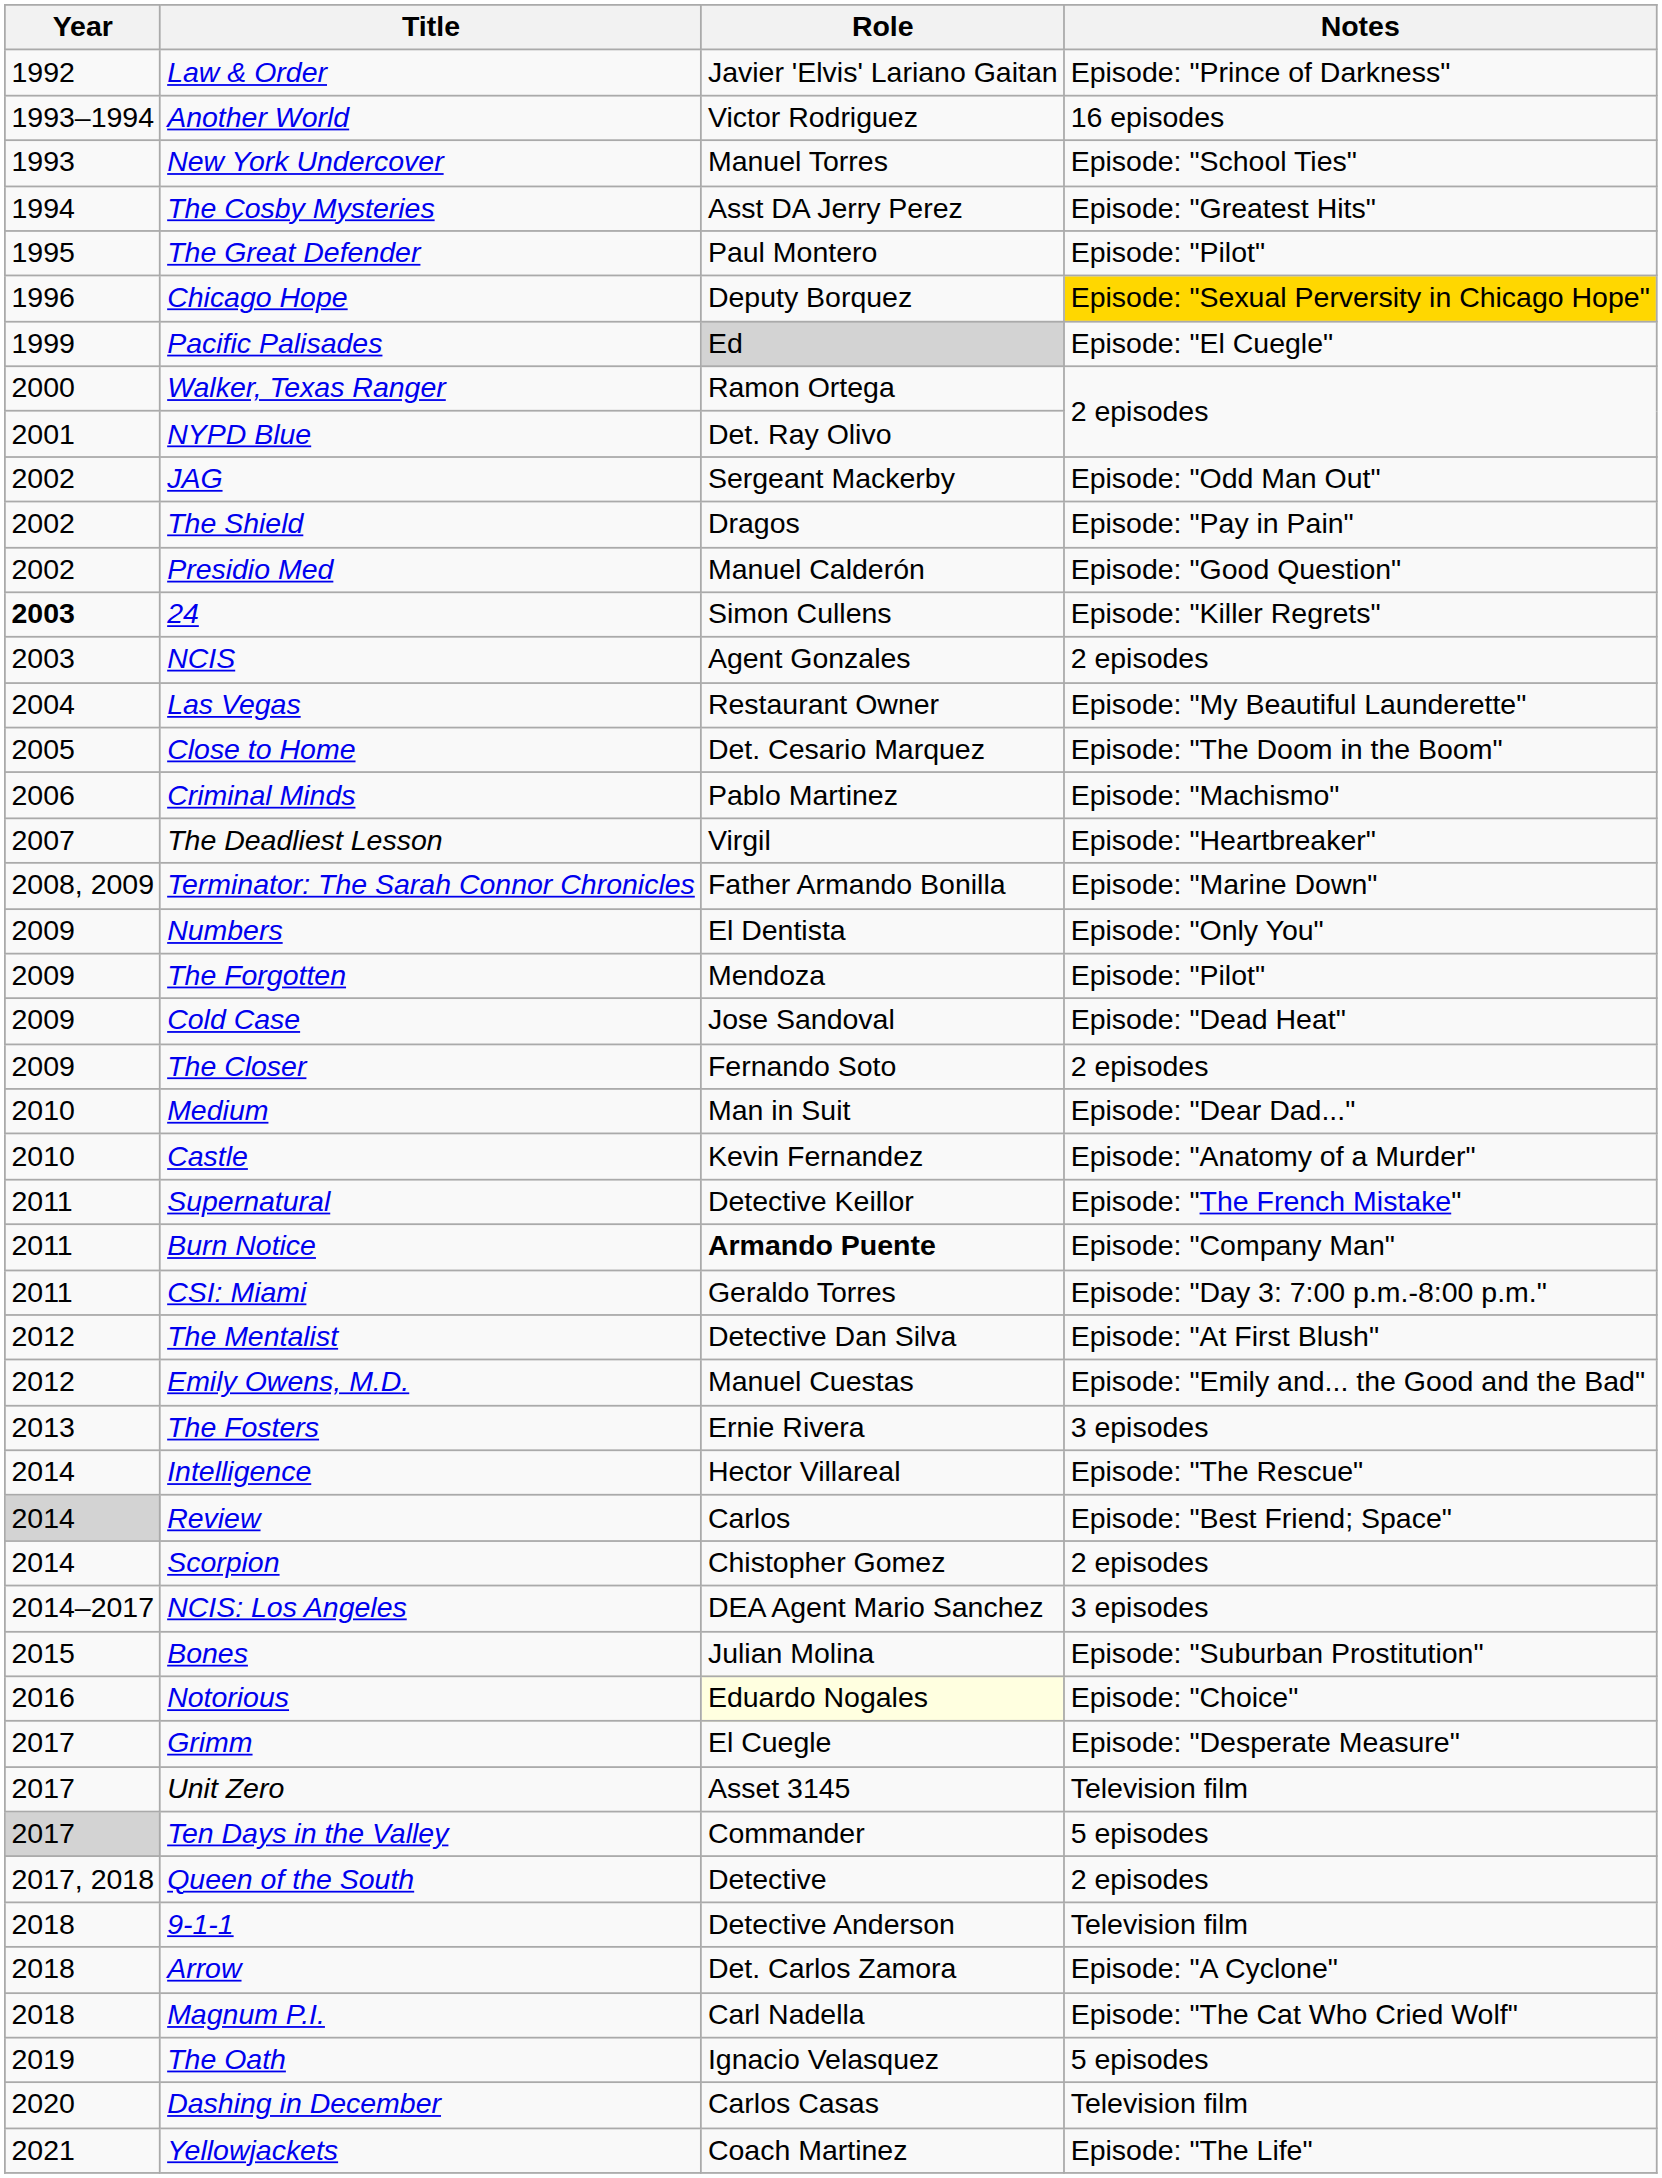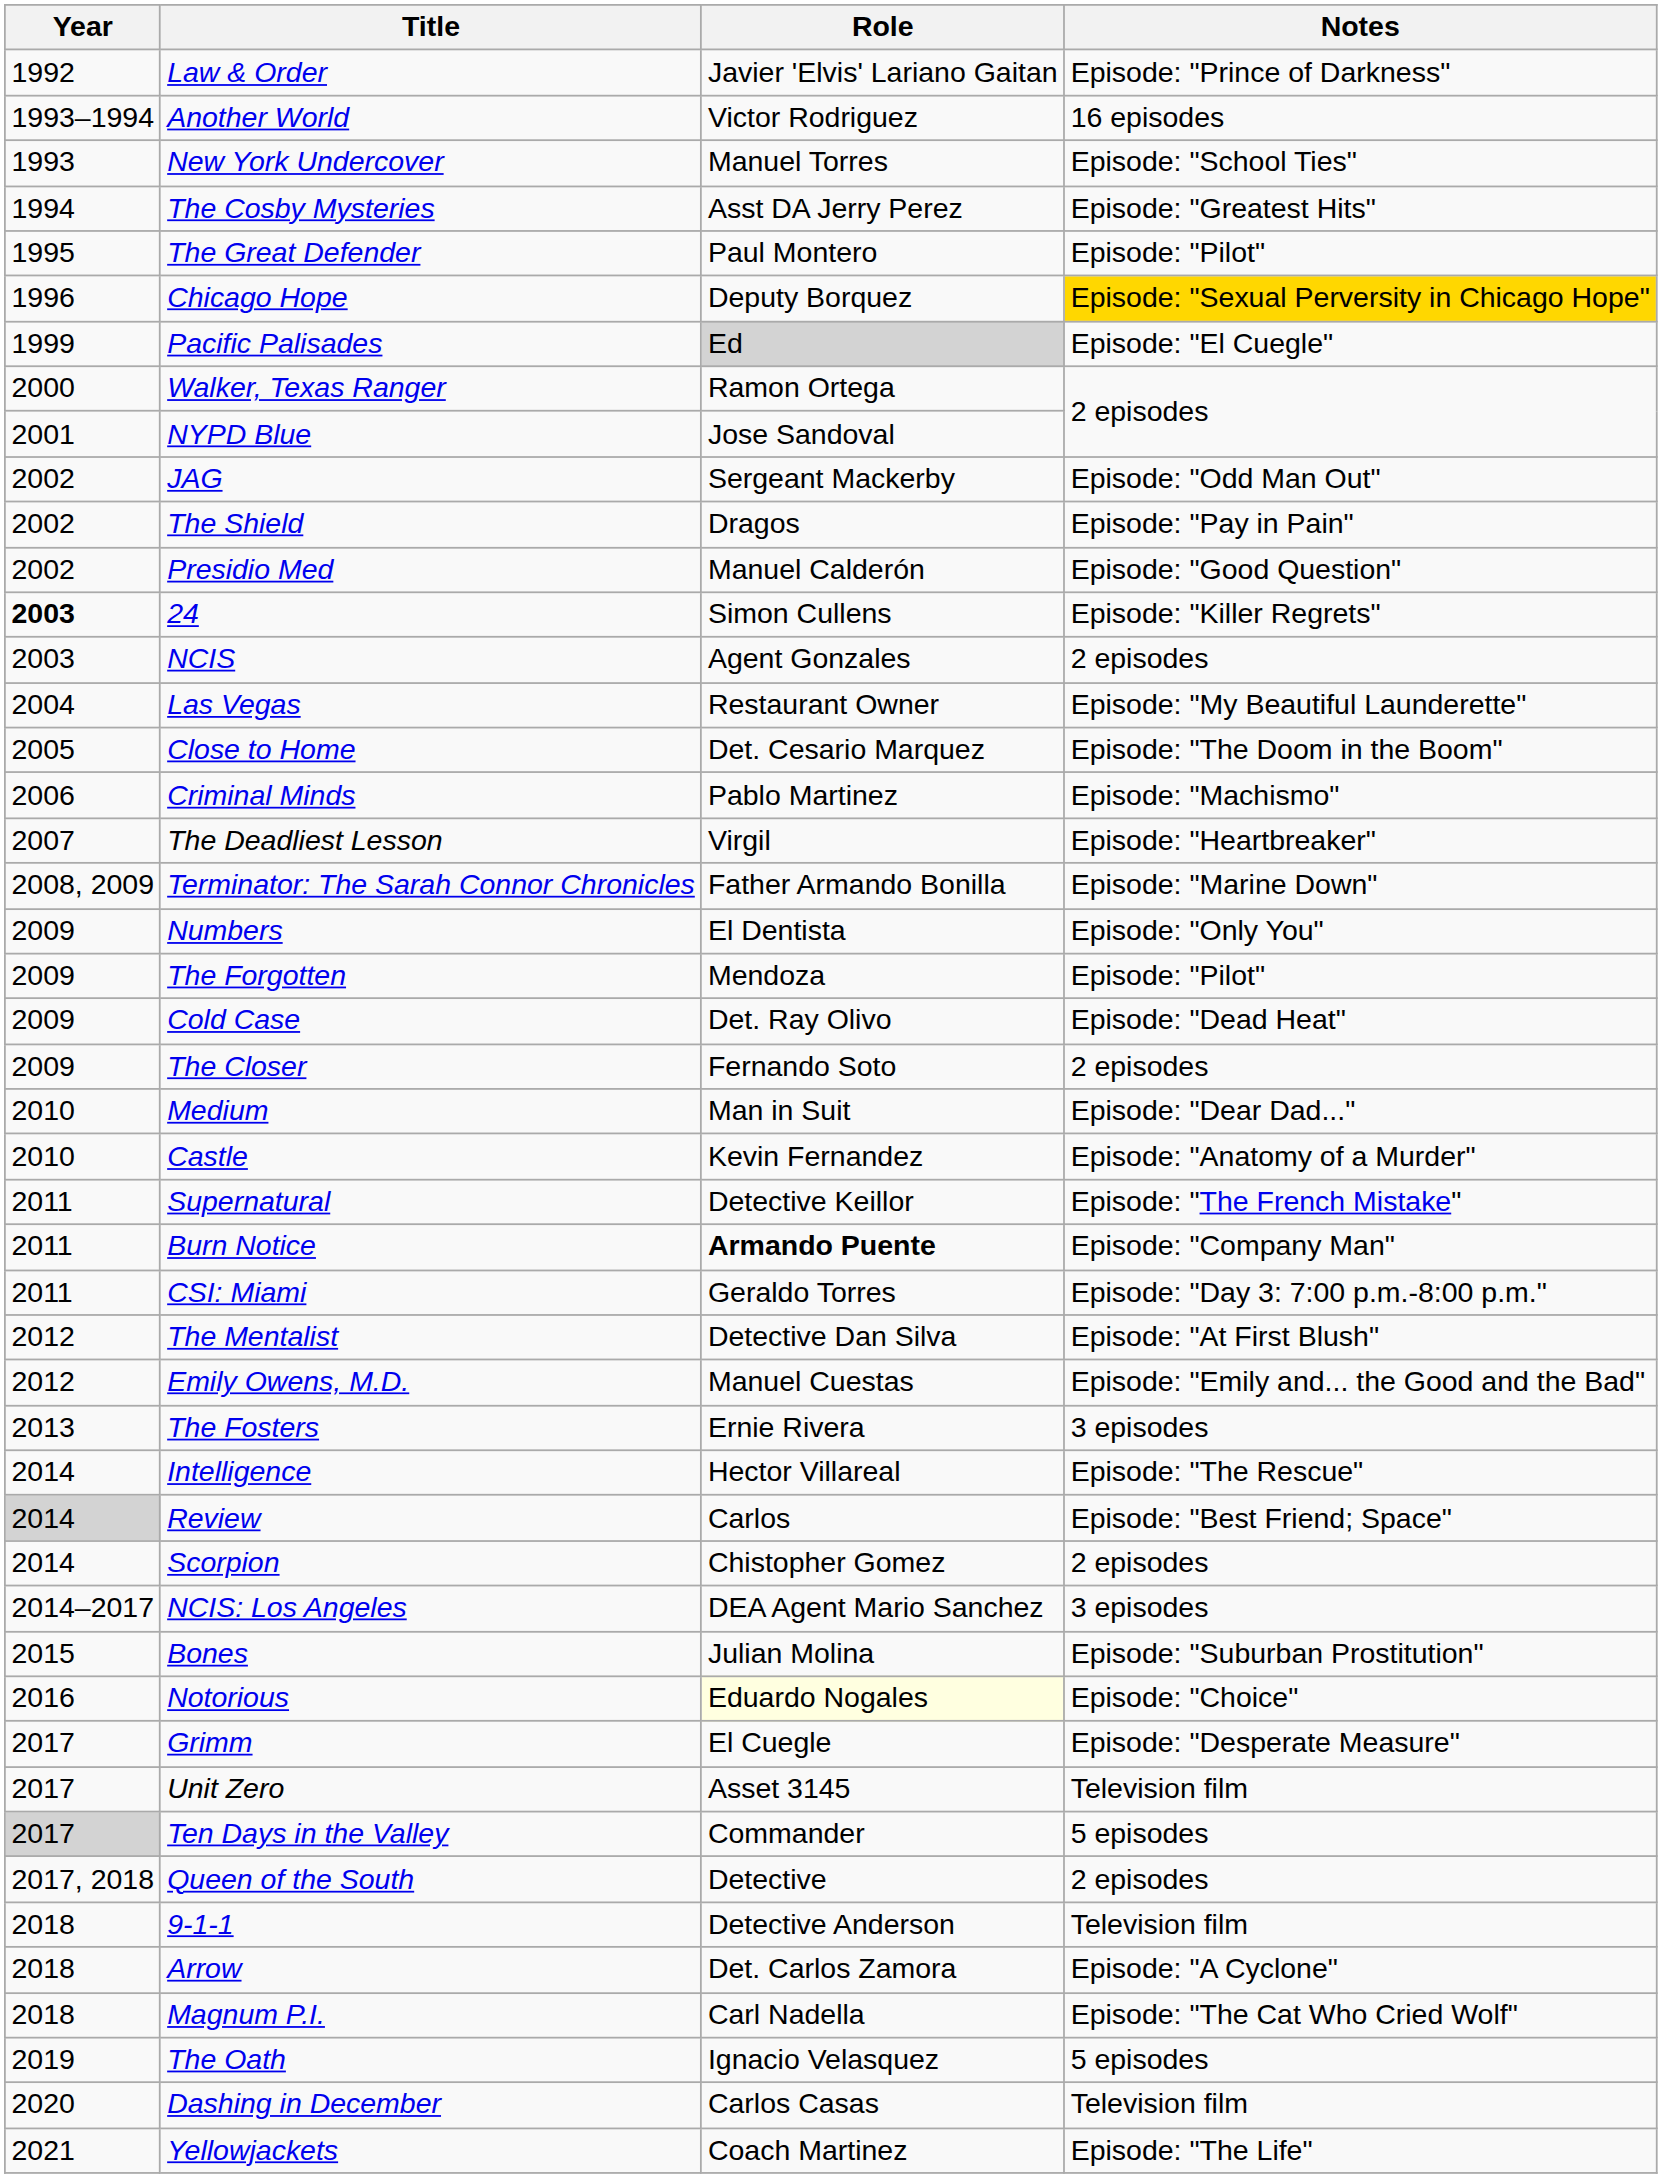(800, 433) Det. Ray Olivo -> (801, 433) Jose Sandoval
(801, 1020) Jose Sandoval -> (800, 1020) Det. Ray Olivo
